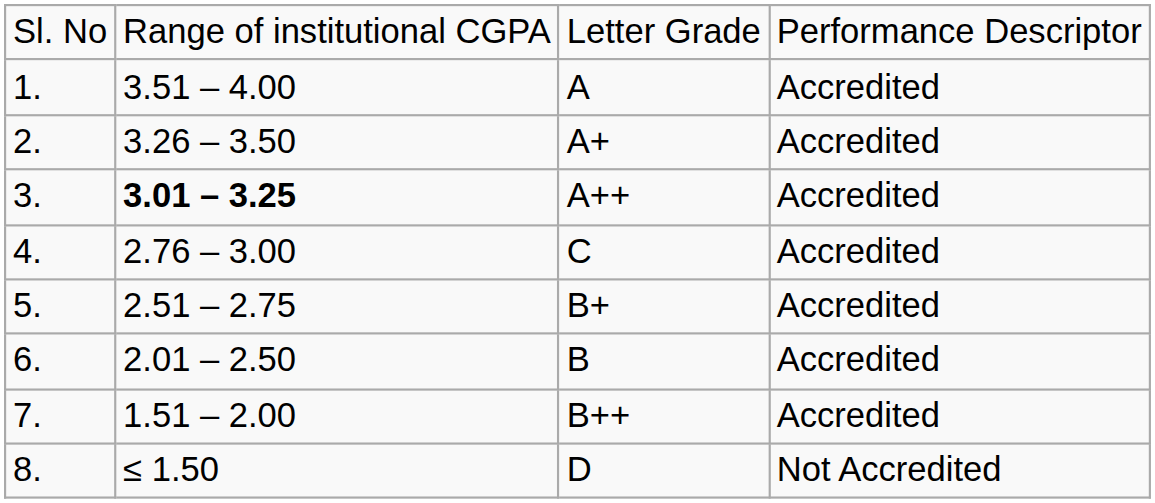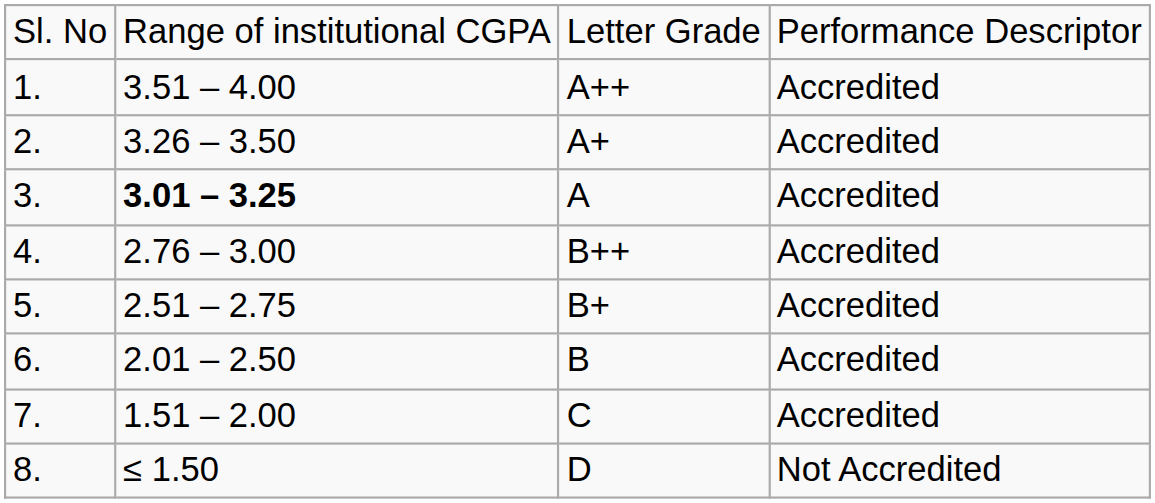(578, 86) A -> (598, 86) A++
(598, 196) A++ -> (578, 196) A
(579, 251) C -> (598, 251) B++
(598, 415) B++ -> (579, 415) C
